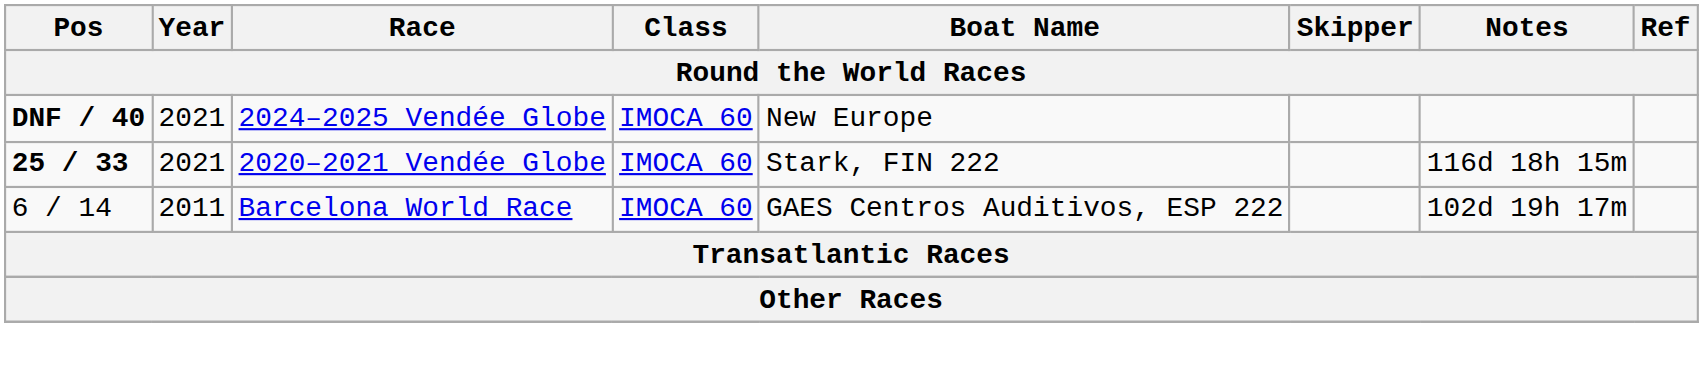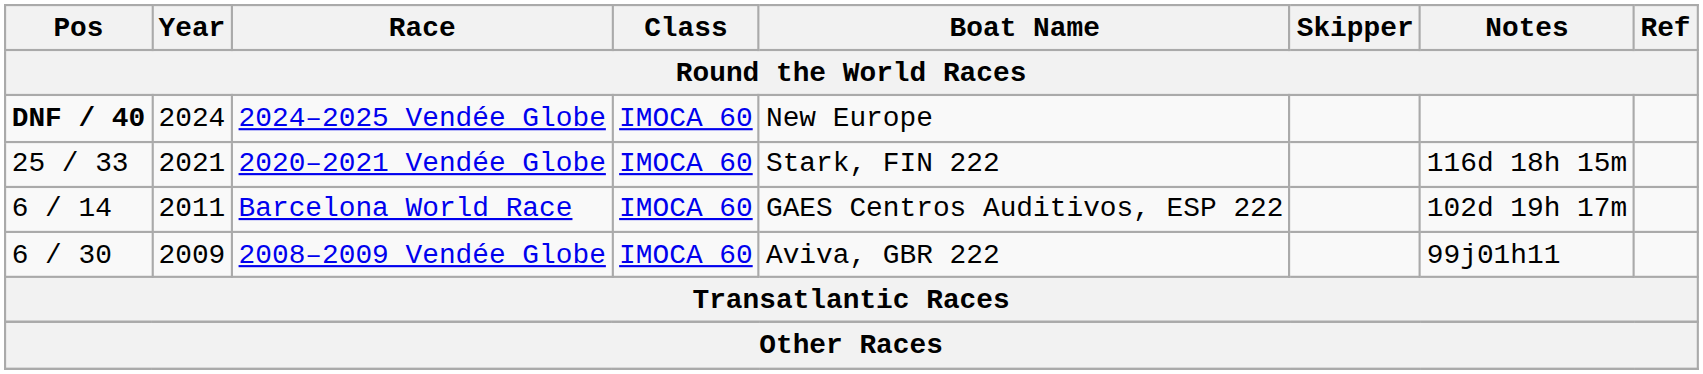(192, 118) 2021 -> (192, 118) 2024
(70, 164) bold -> (70, 164) normal
+ row: (422, 254)
